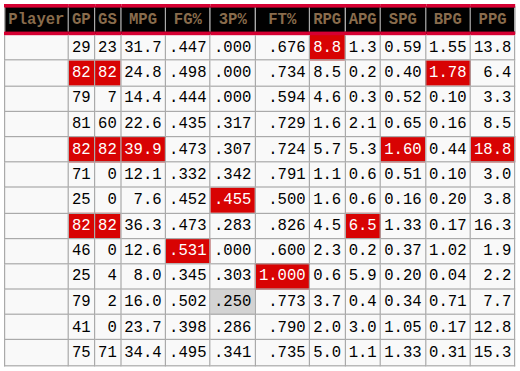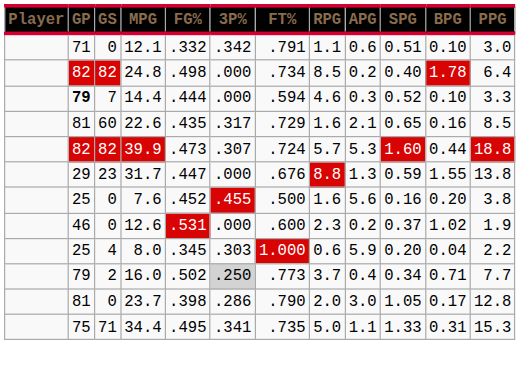rows swapped: (143, 48) <-> (143, 175)
(81, 98) normal -> (81, 98) bold
(363, 200) 0.6 -> (363, 200) 5.6
- row: (143, 226)
(81, 327) 41 -> (81, 302) 81
